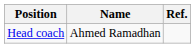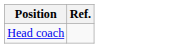- column: (115, 14)
